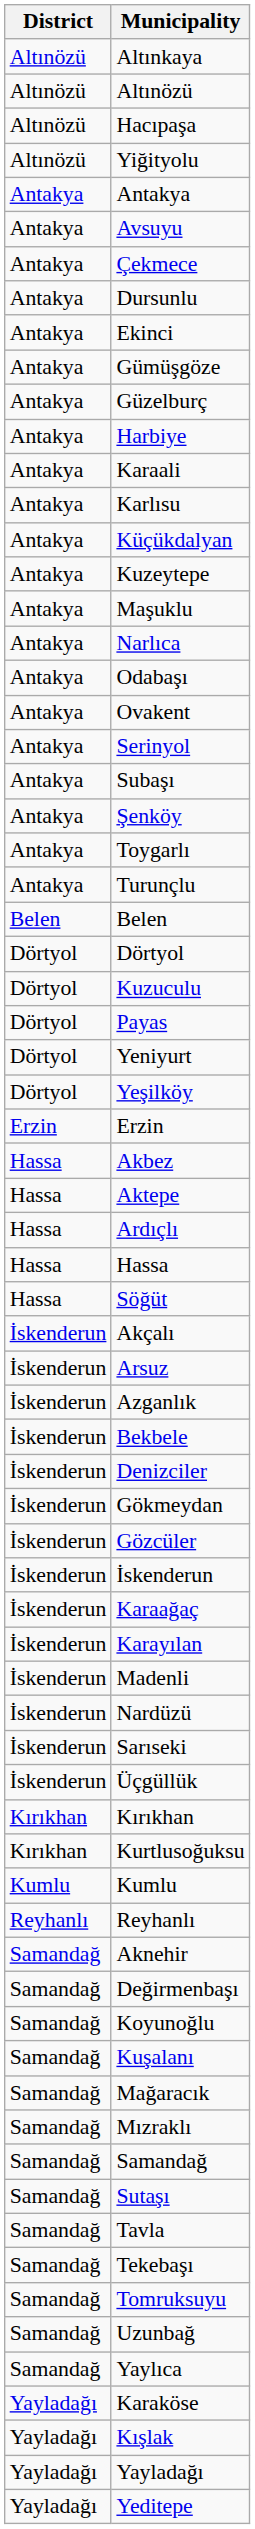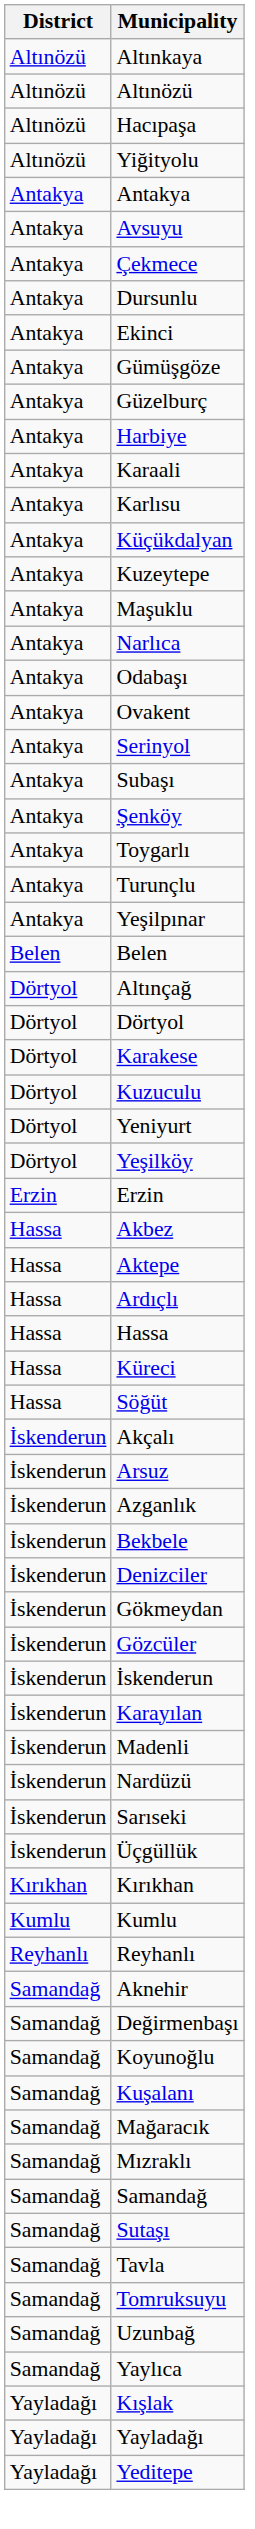+ row: (161, 919)
+ row: (154, 988)
+ row: (157, 1057)
- row: (142, 1022)
+ row: (146, 1367)
- row: (157, 1609)
- row: (180, 1850)
- row: (155, 2264)
- row: (157, 2402)
